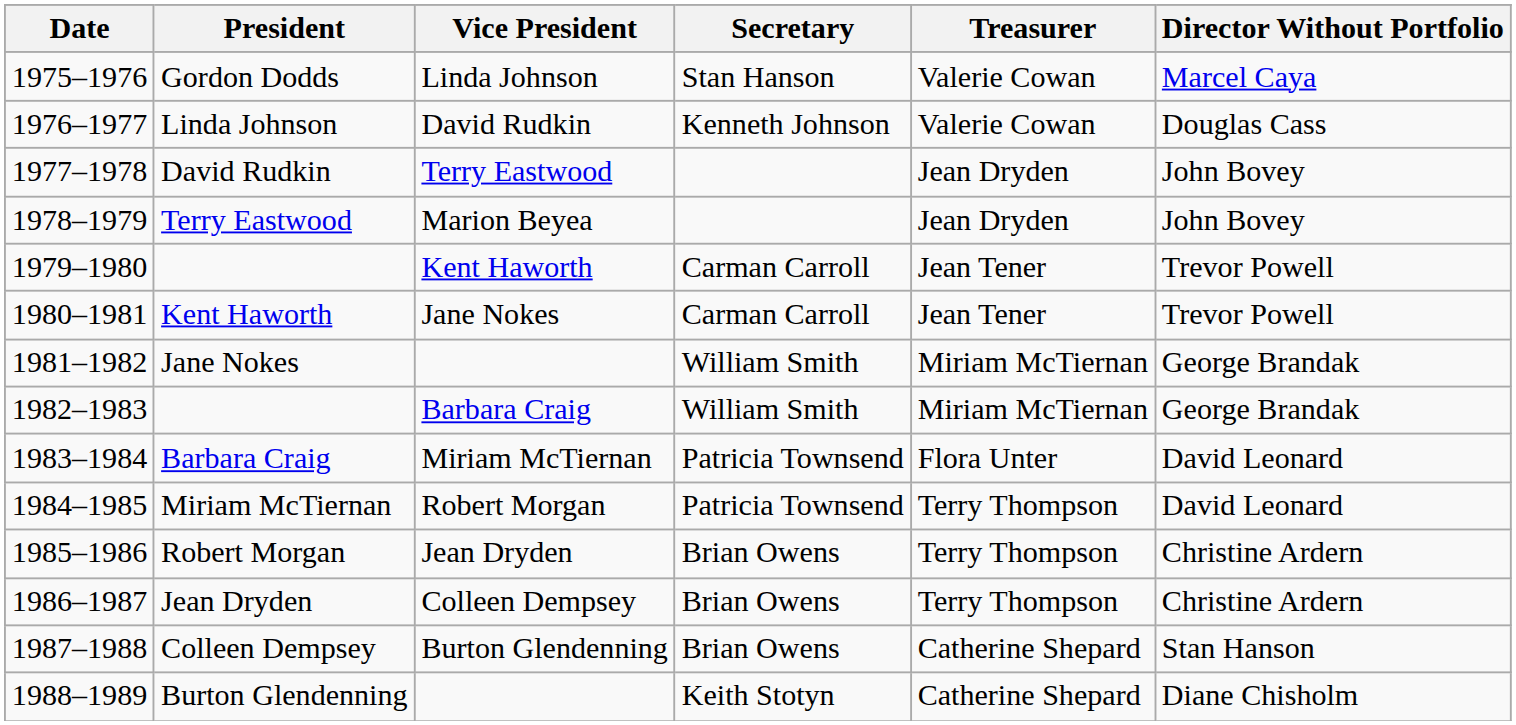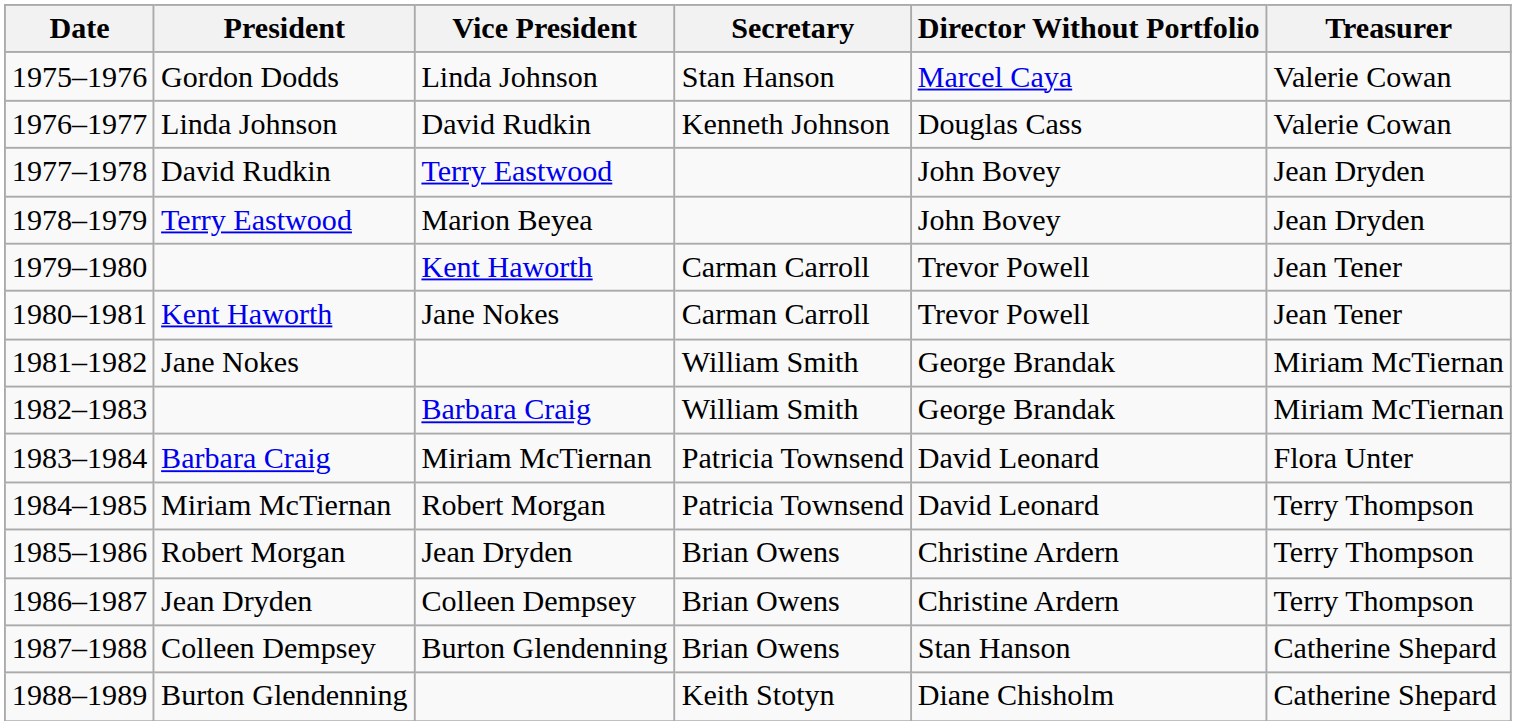columns swapped: (1033, 28) <-> (1333, 28)
